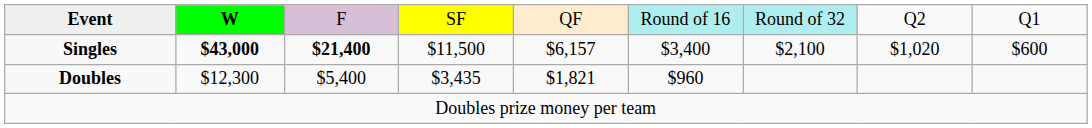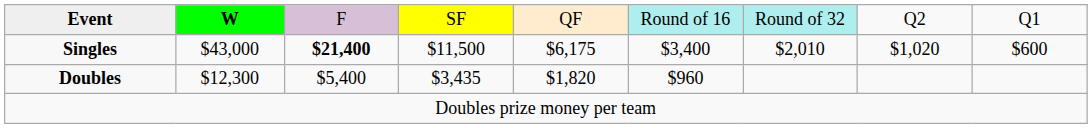(230, 49) bold -> (230, 49) normal
(571, 49) $6,157 -> (571, 49) $6,175
(800, 49) $2,100 -> (800, 49) $2,010
(571, 79) $1,821 -> (571, 79) $1,820
